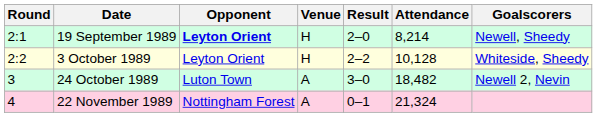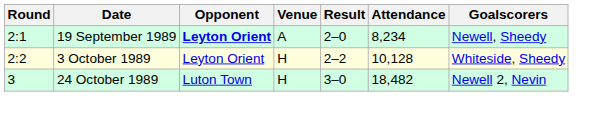(306, 36) H -> (282, 36) A
(412, 36) 8,214 -> (388, 36) 8,234
(305, 79) A -> (282, 79) H
- row: (115, 101)
